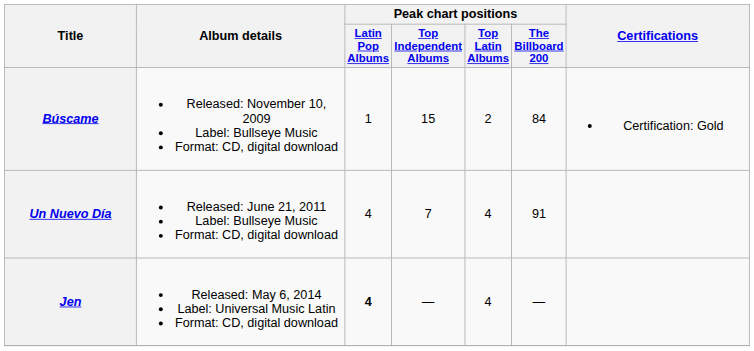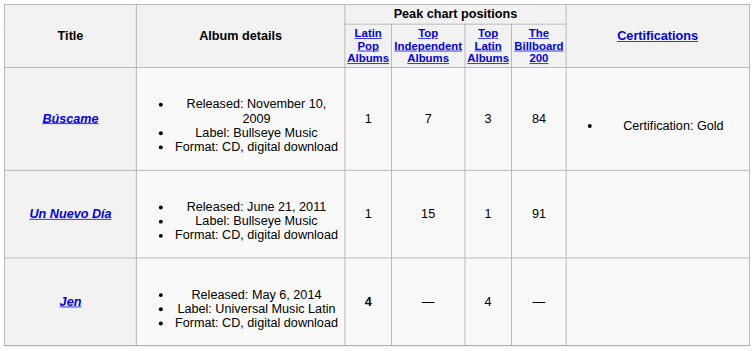(428, 118) 15 -> (428, 118) 7
(488, 118) 2 -> (488, 118) 3
(368, 213) 4 -> (368, 213) 1
(428, 213) 7 -> (428, 213) 15
(488, 213) 4 -> (488, 213) 1
